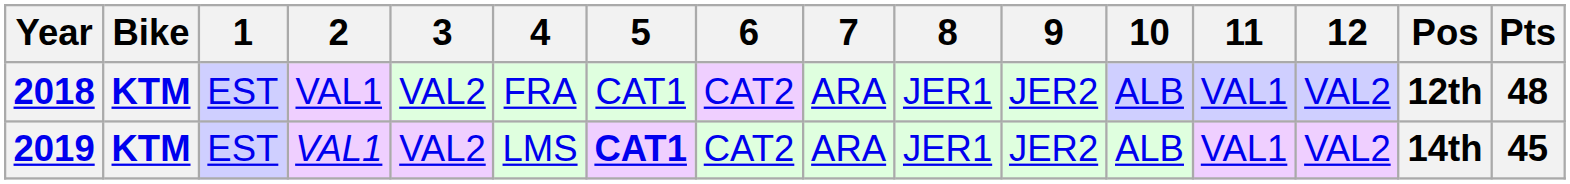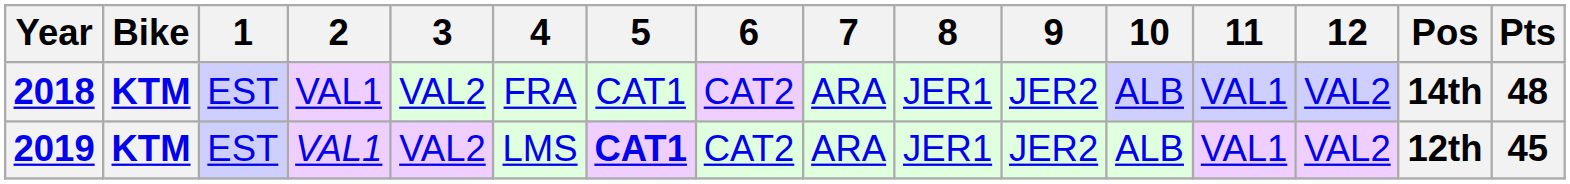(1445, 91) 12th -> (1445, 91) 14th
(1445, 149) 14th -> (1445, 149) 12th
